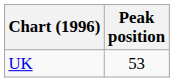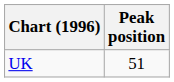(137, 63) 53 -> (137, 63) 51
